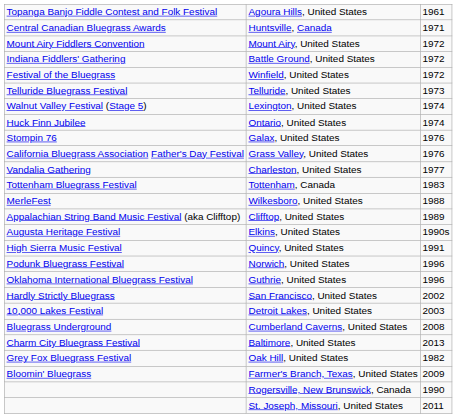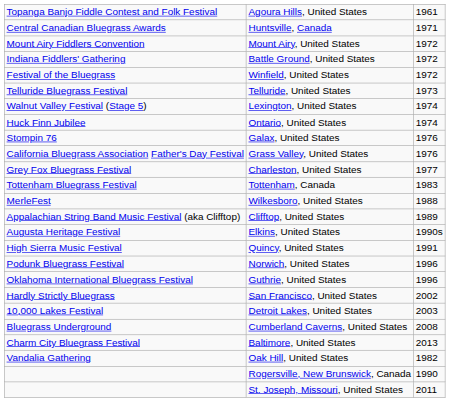(49, 169) Vandalia Gathering -> (69, 169) Grey Fox Bluegrass Festival
(69, 358) Grey Fox Bluegrass Festival -> (49, 358) Vandalia Gathering
- row: (333, 374)
